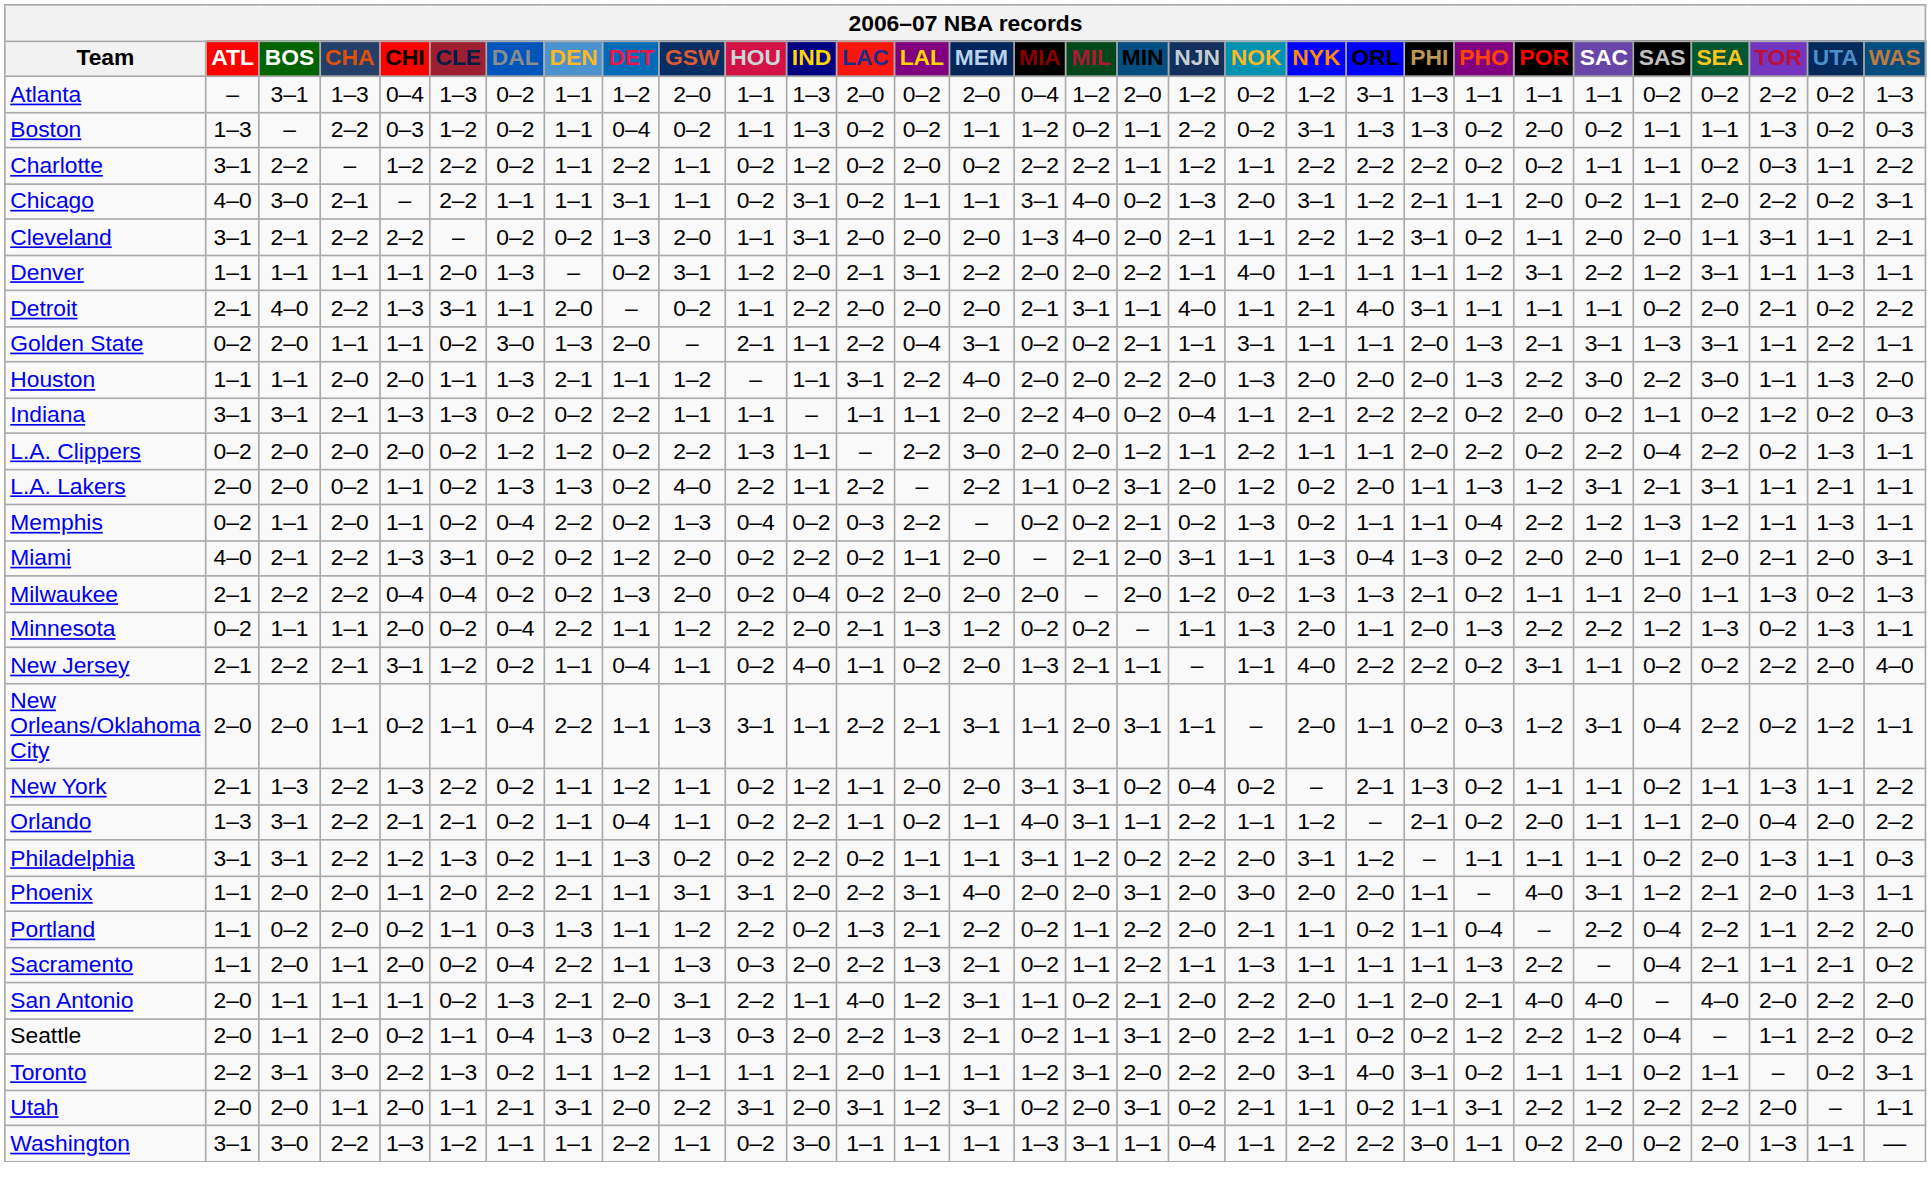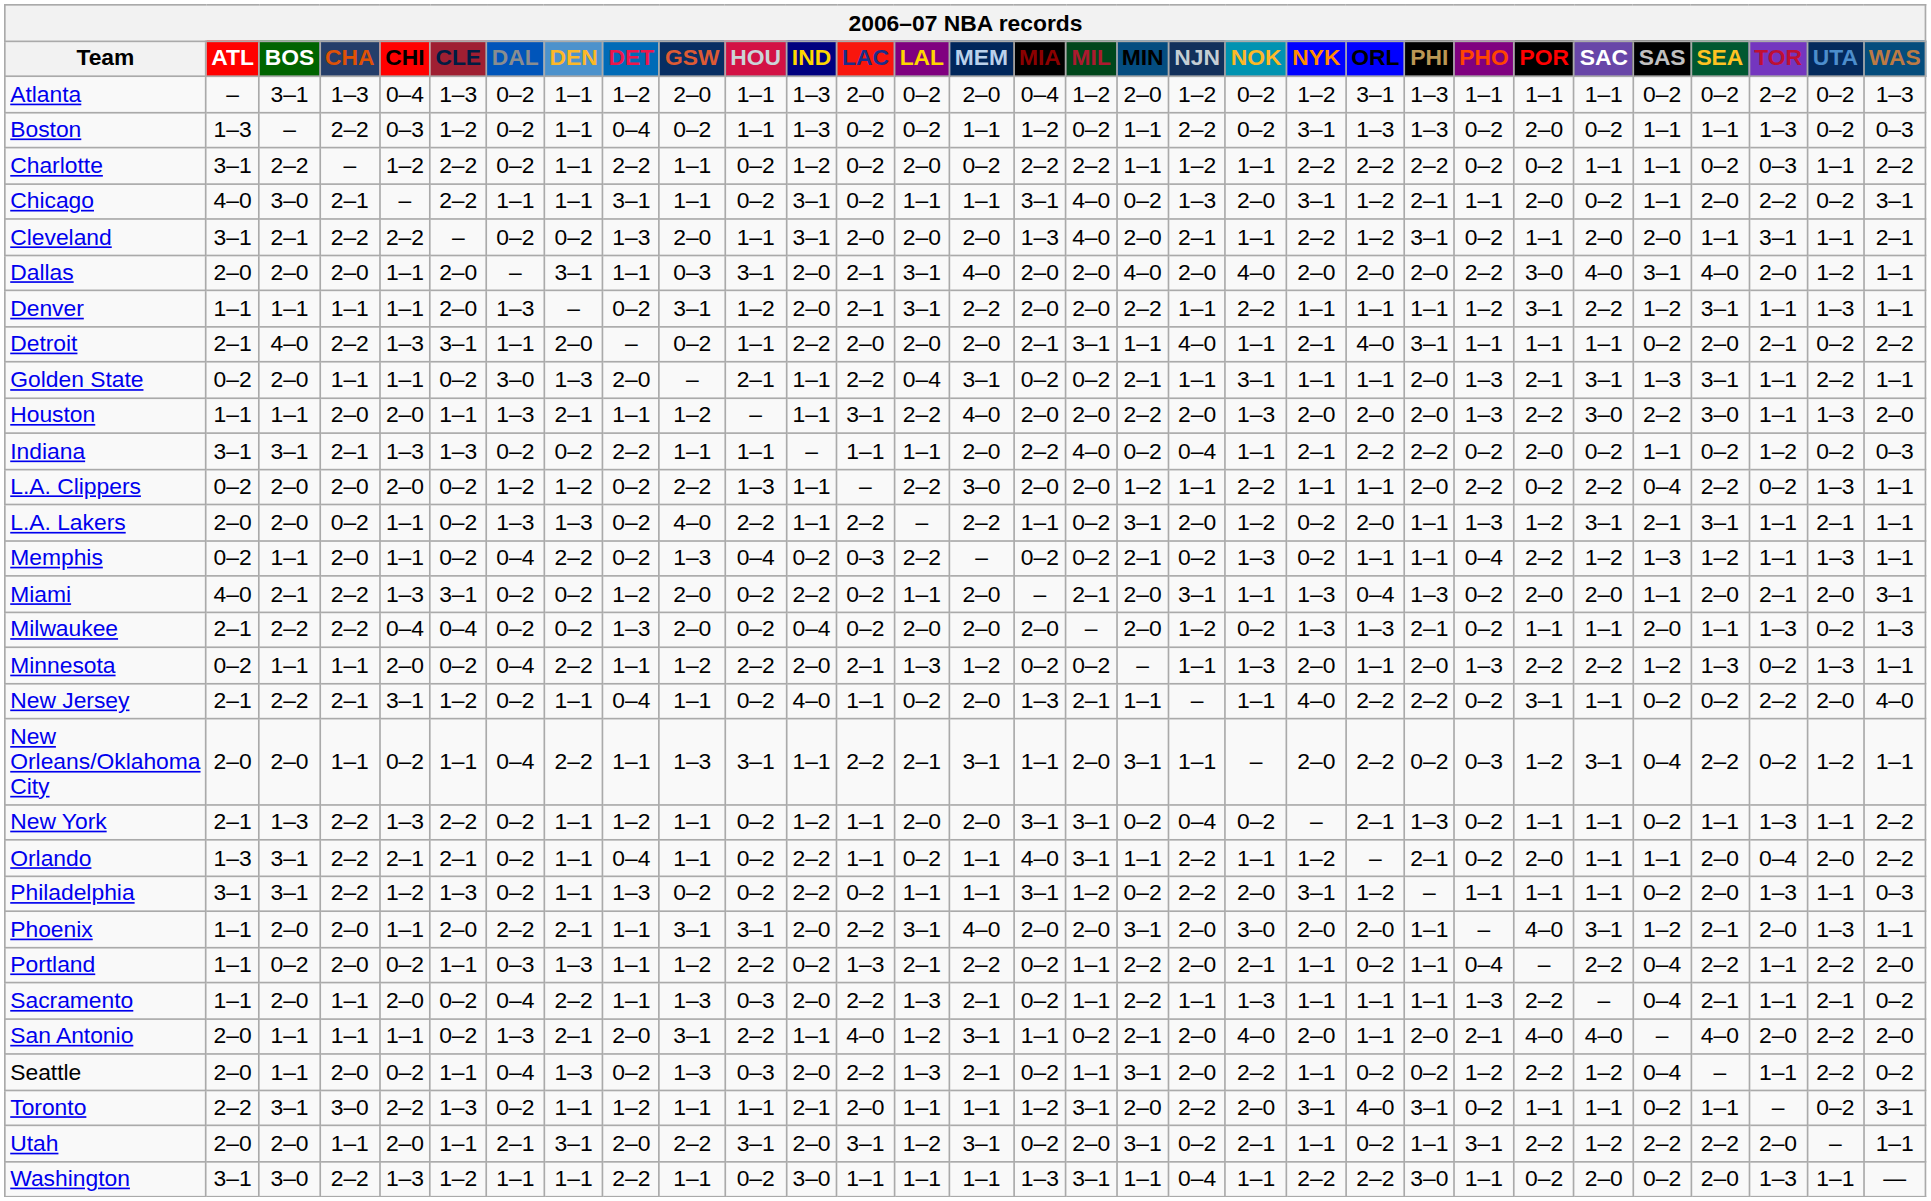+ row: (42, 272)
(1256, 272) 4–0 -> (1256, 308) 2–2
(1375, 725) 1–1 -> (1375, 761) 2–2
(1256, 1000) 2–2 -> (1256, 1036) 4–0
